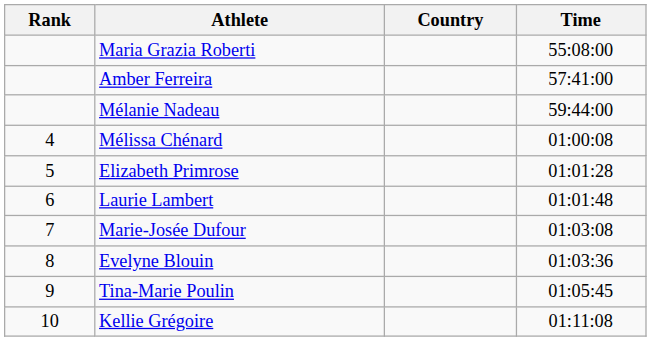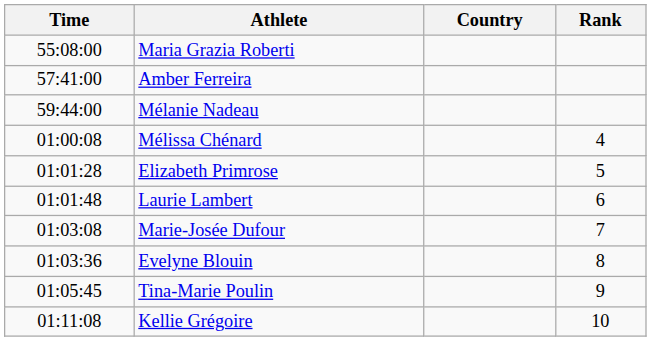columns swapped: (50, 19) <-> (581, 19)
